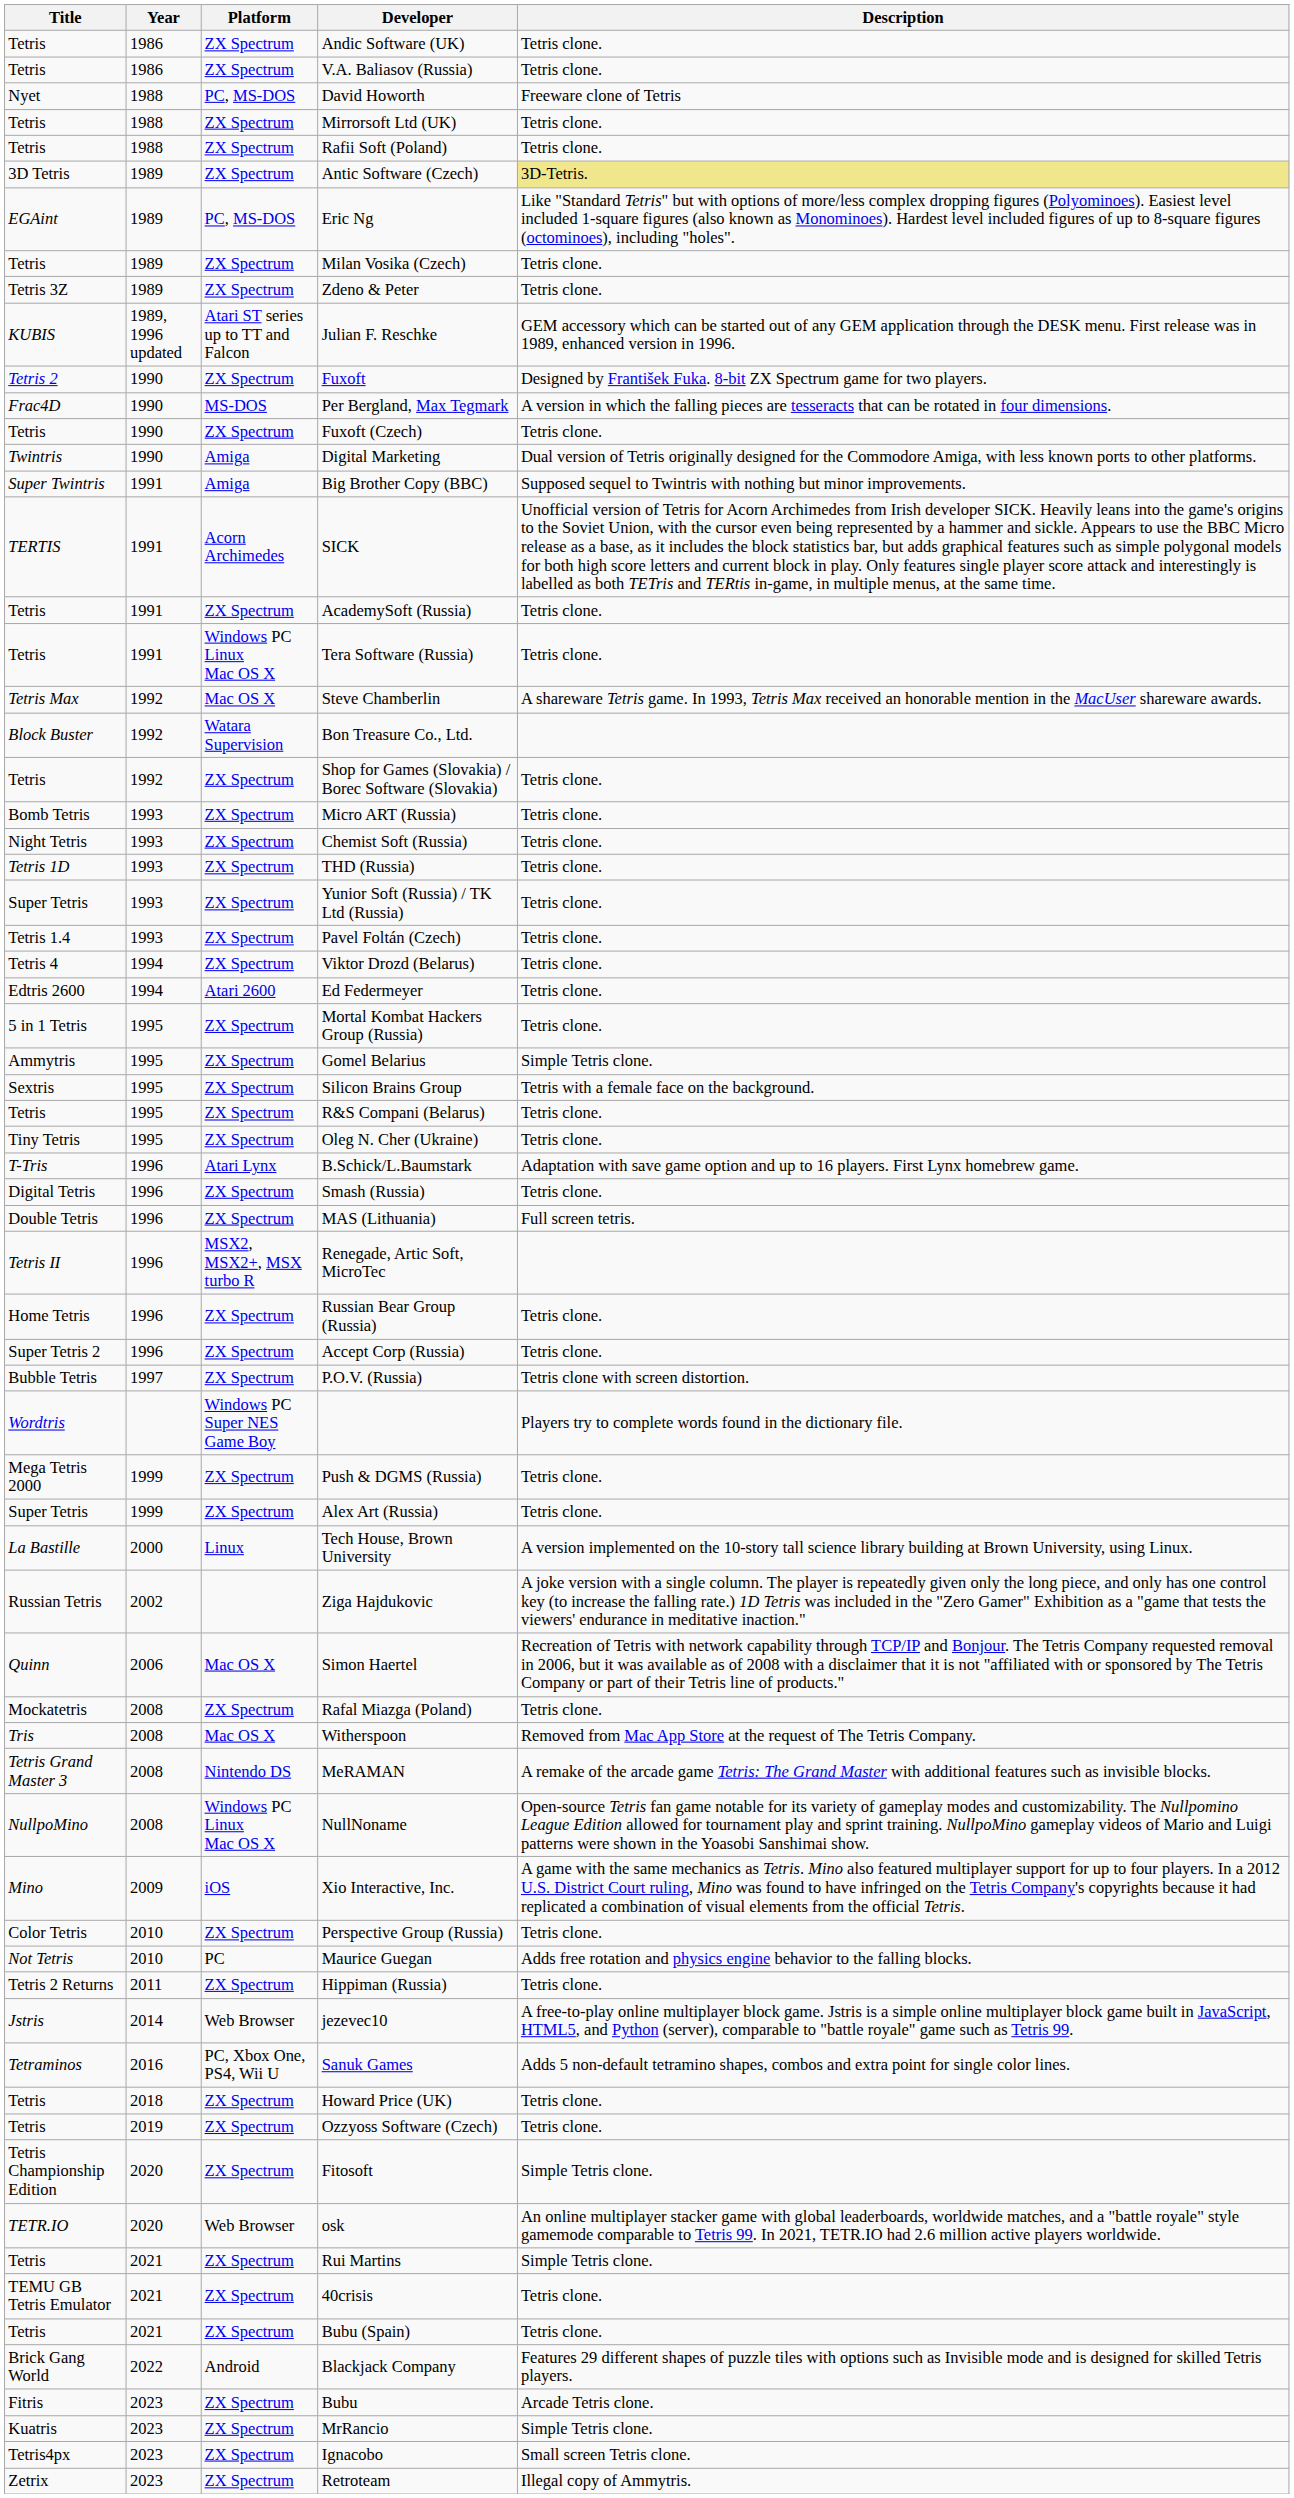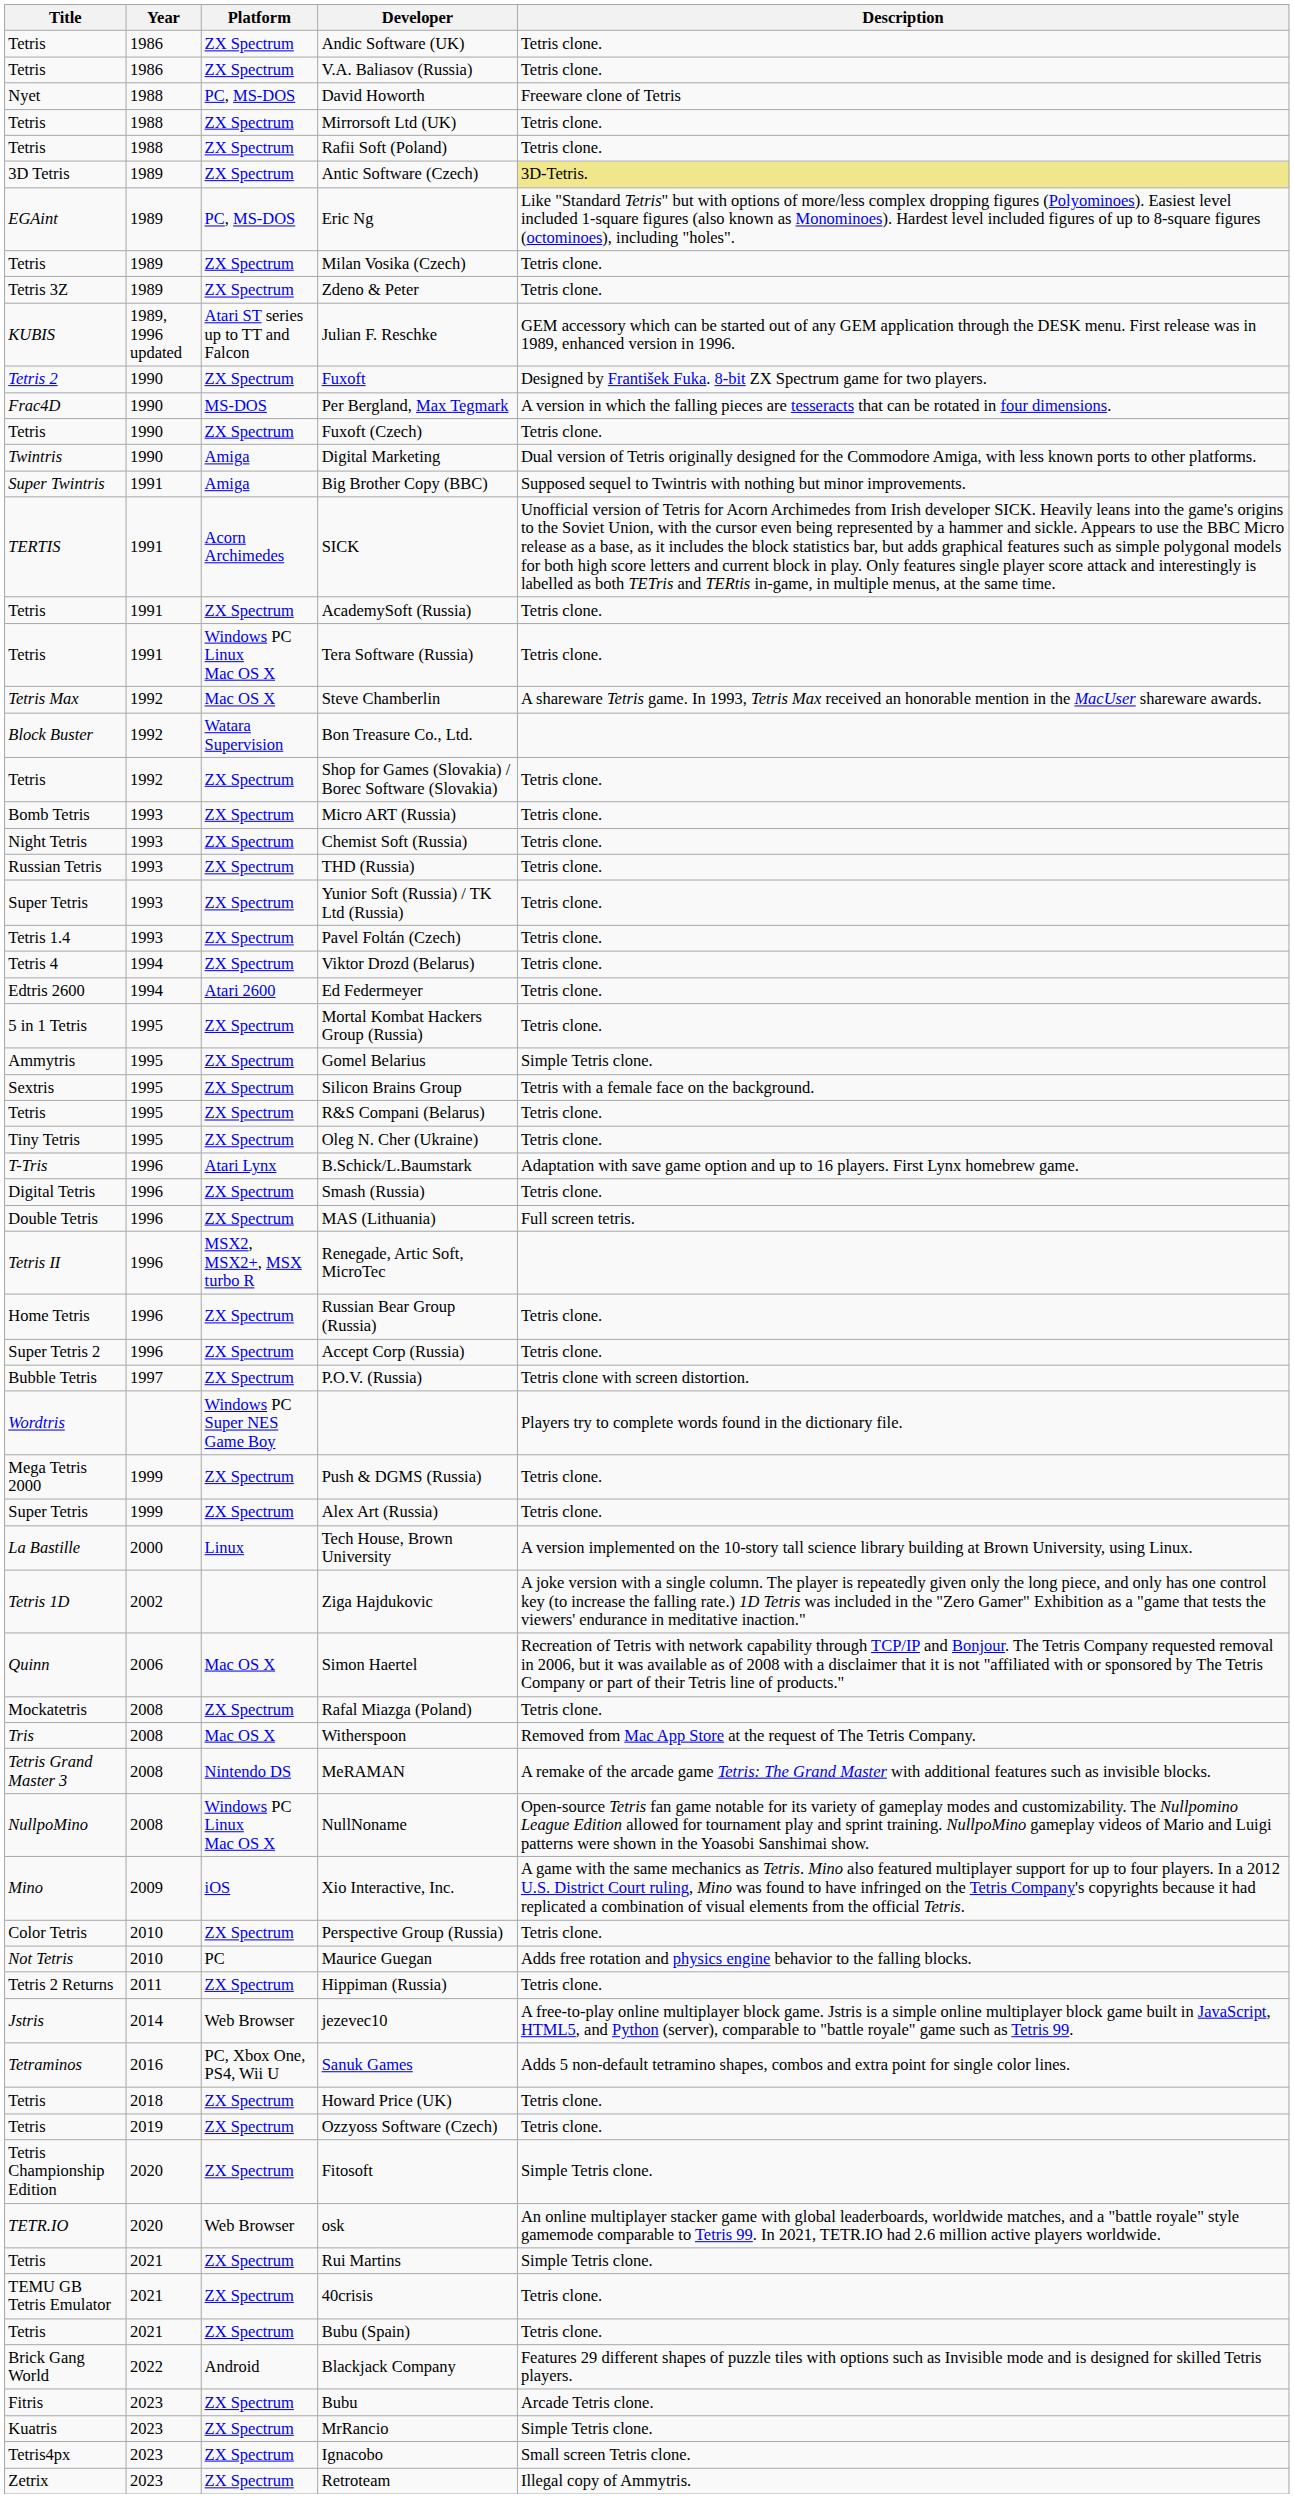(39, 867) Tetris 1D -> (55, 867) Russian Tetris
(55, 1601) Russian Tetris -> (39, 1601) Tetris 1D
